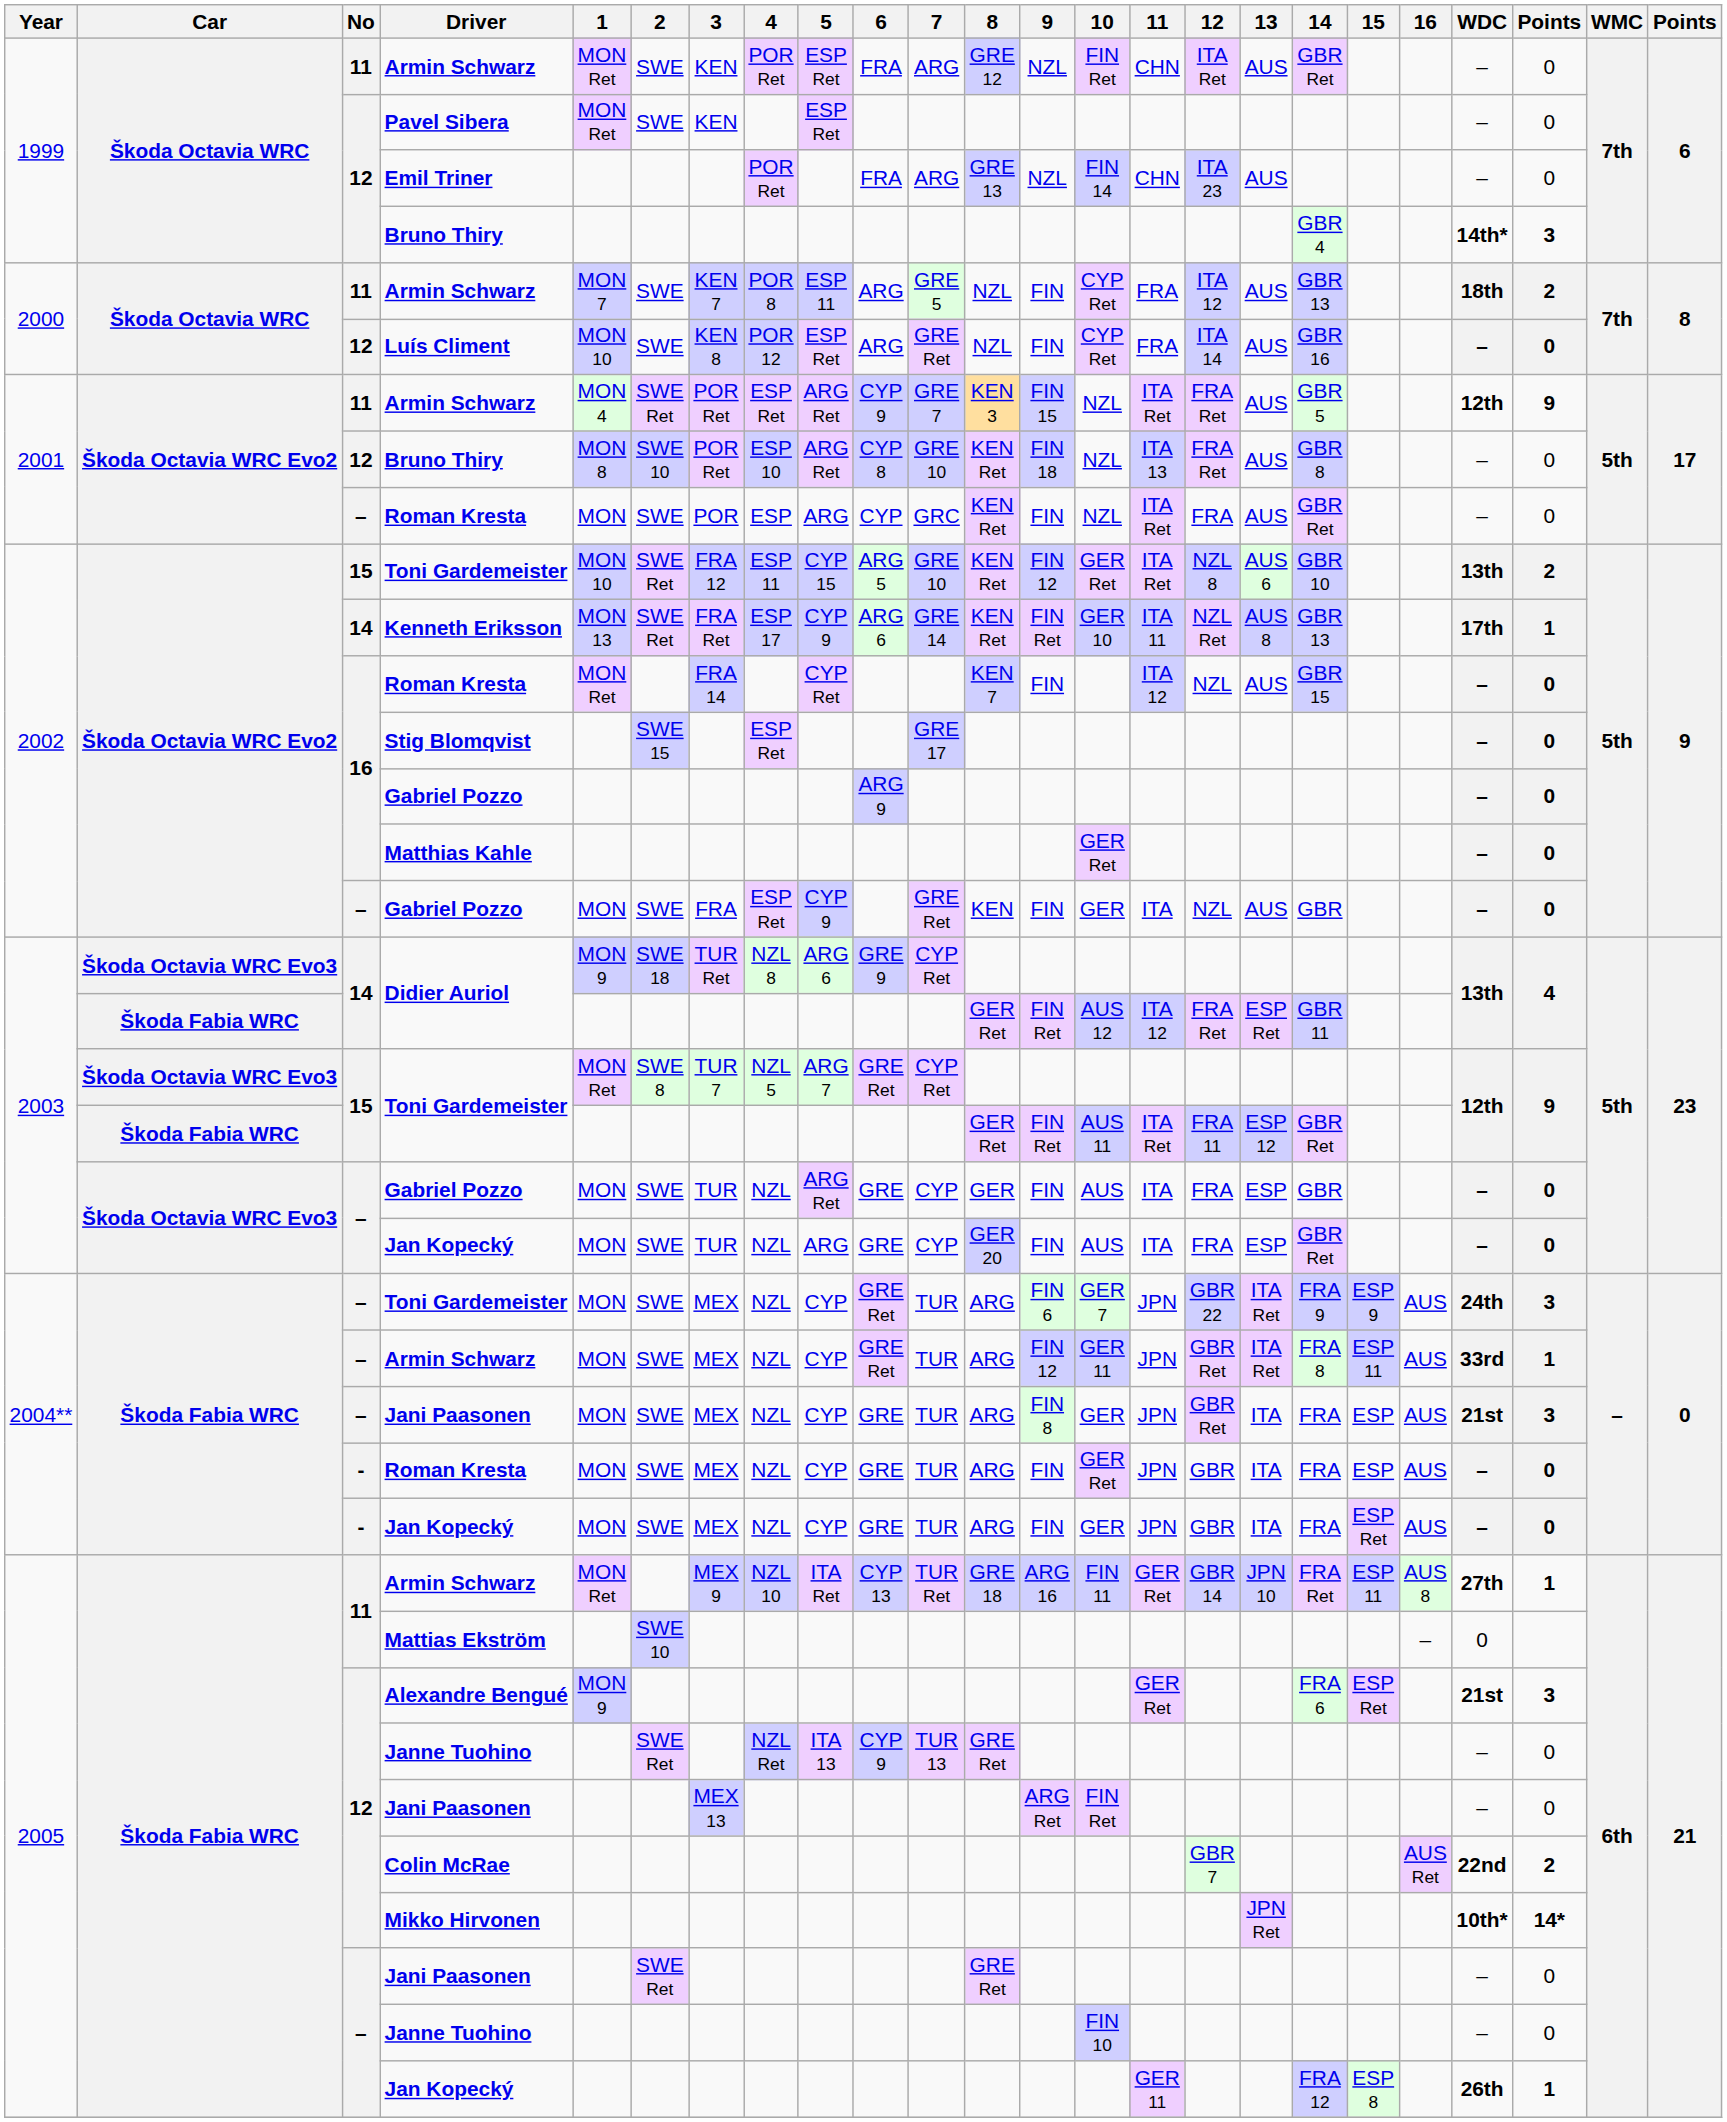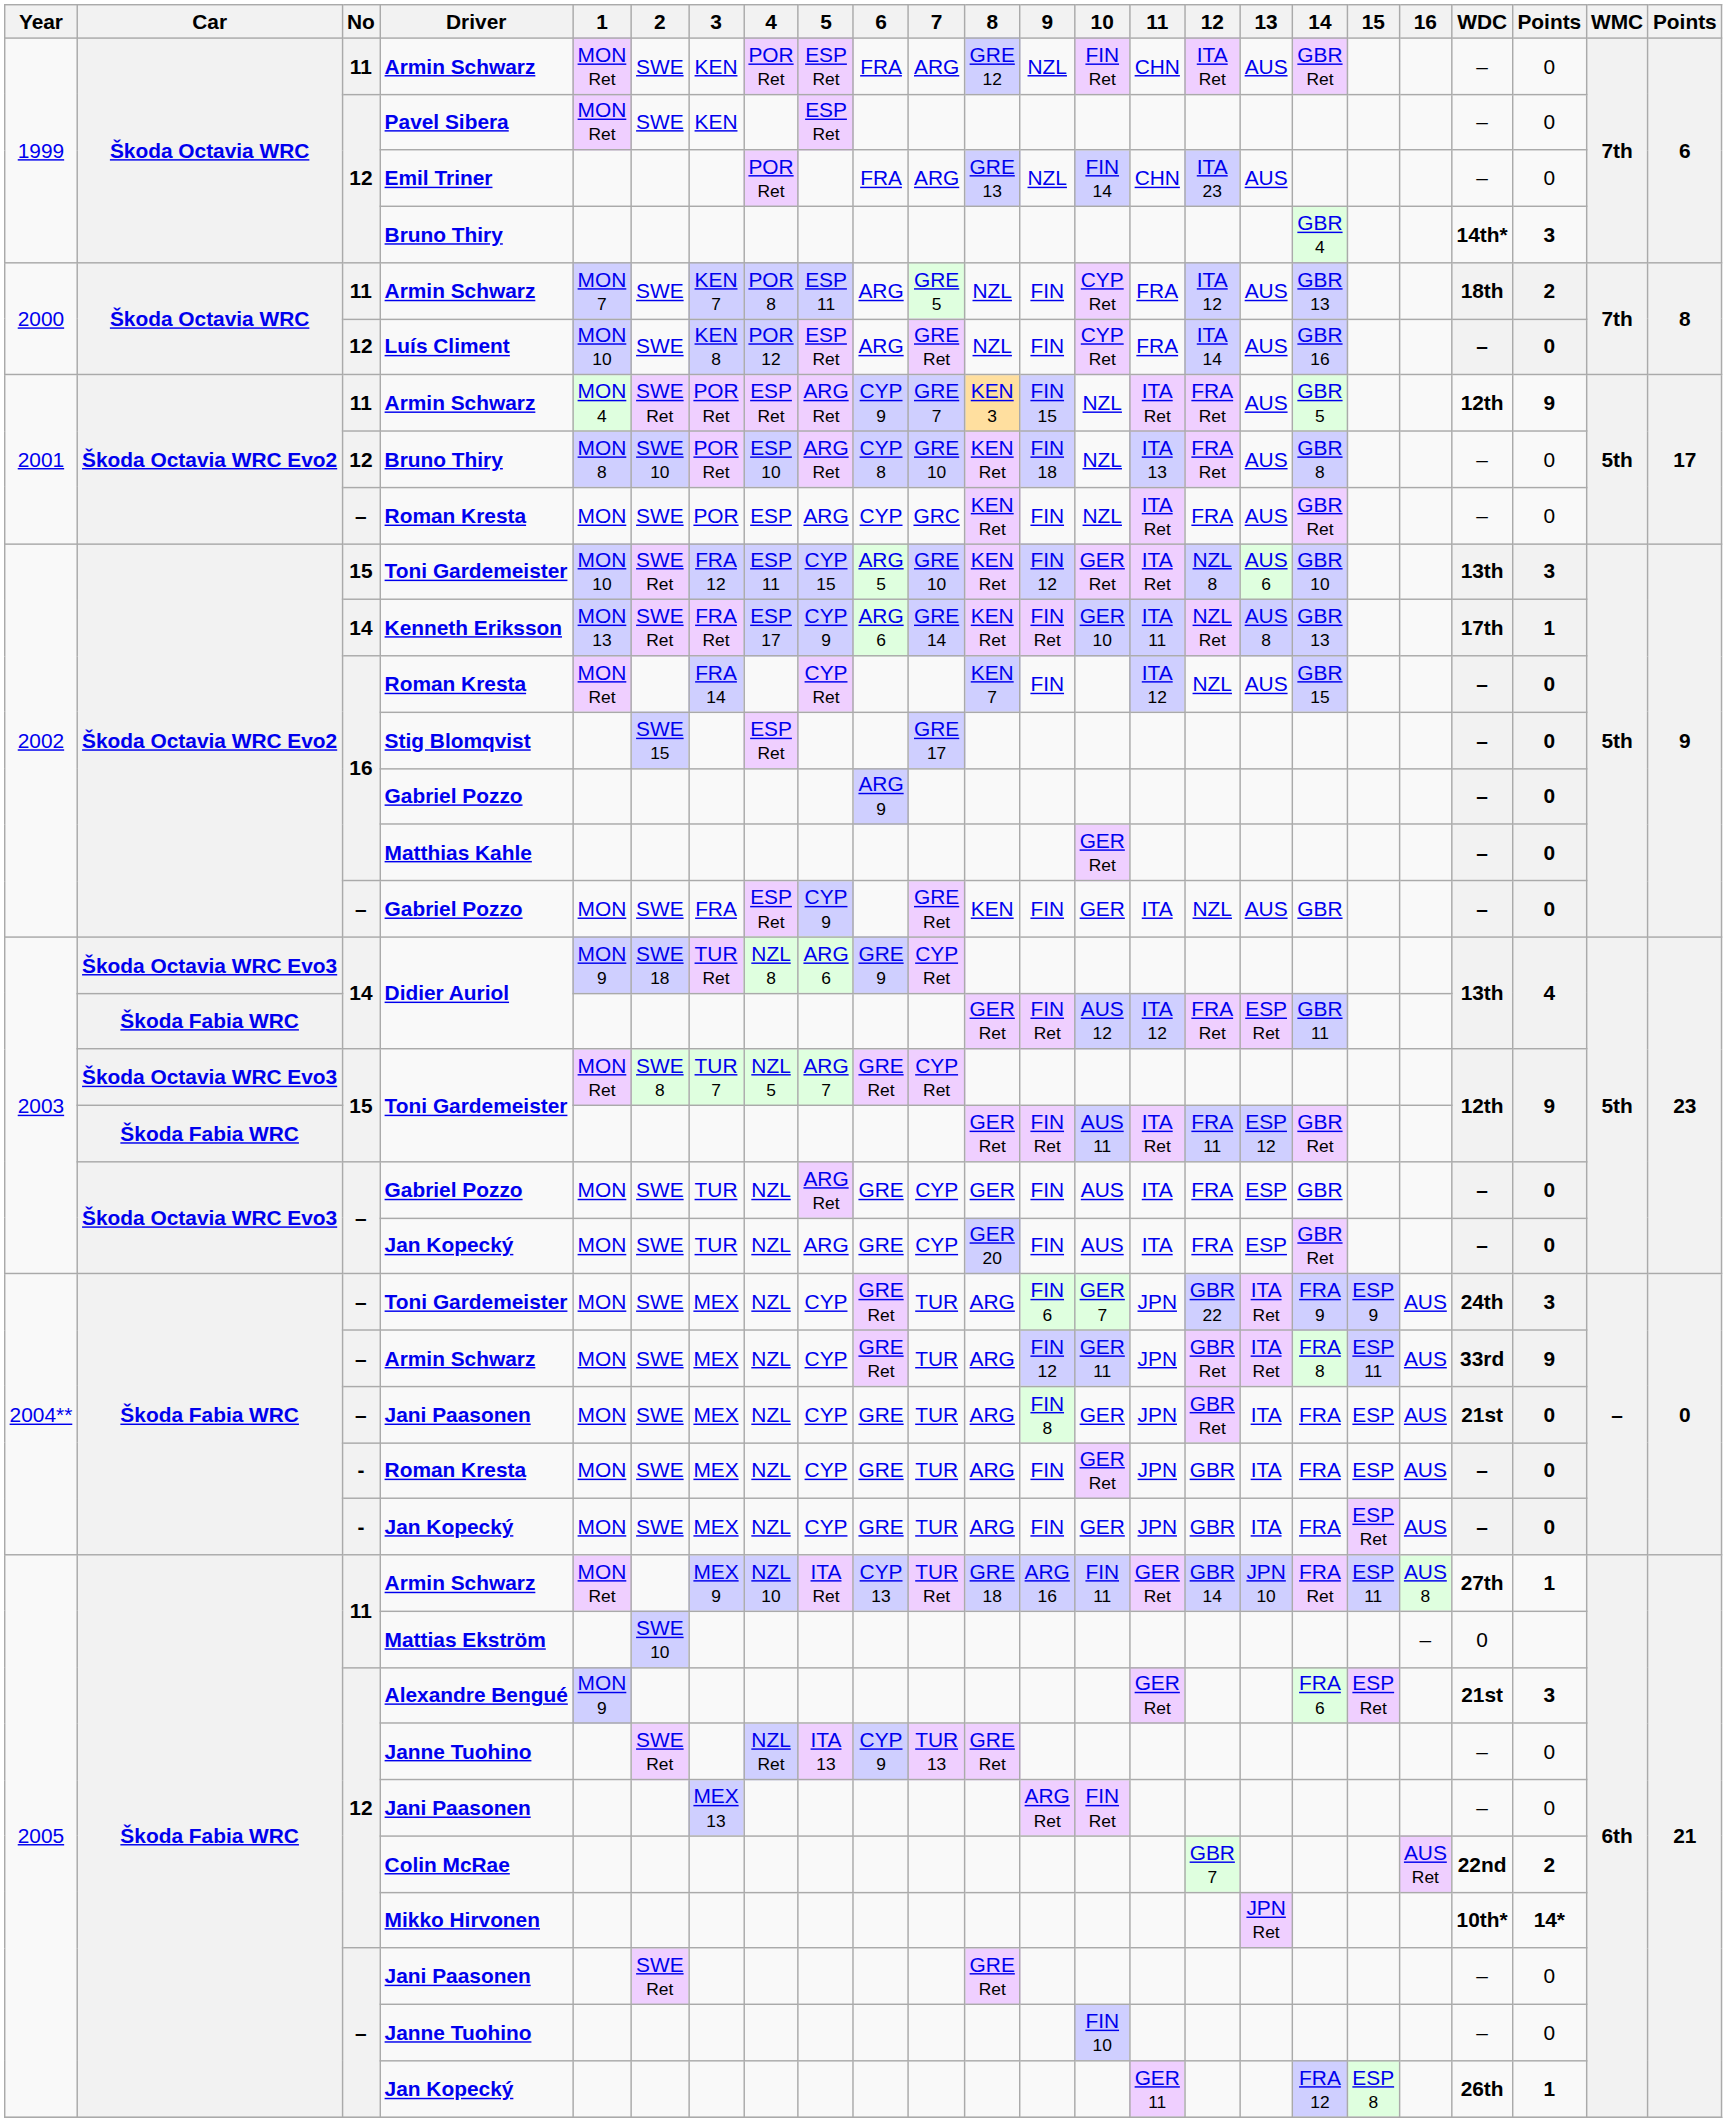(1549, 572) 2 -> (1549, 572) 3
(1549, 1359) 1 -> (1549, 1359) 9
(1549, 1415) 3 -> (1549, 1415) 0
